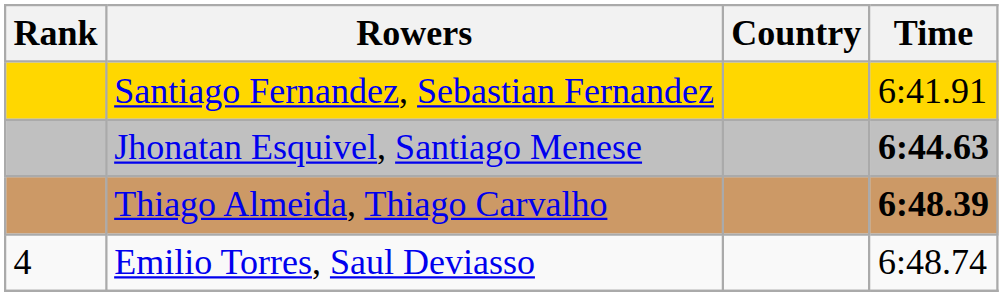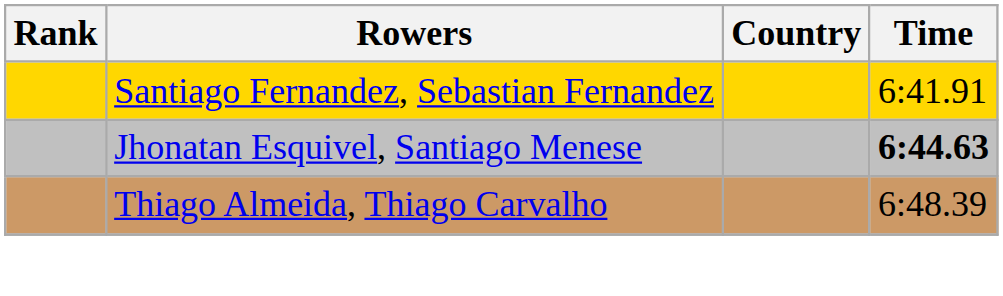(933, 204) bold -> (932, 204) normal
- row: (325, 261)
